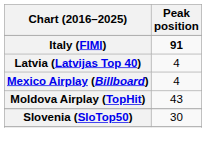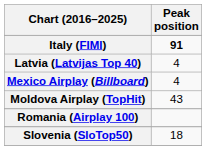+ row: (78, 117)
(176, 117) 30 -> (176, 136) 18
